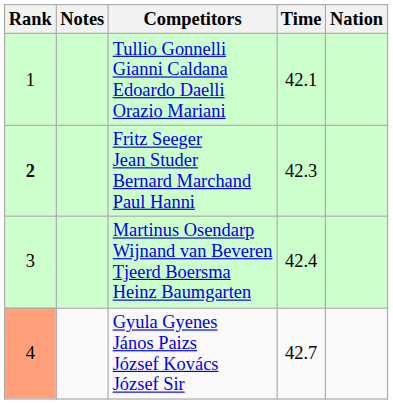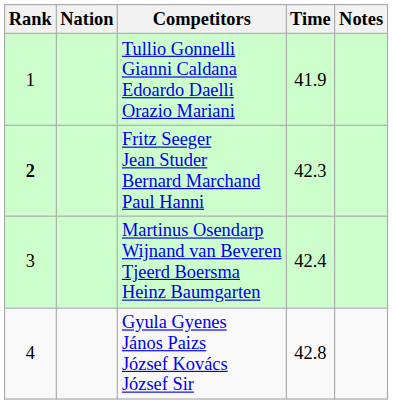columns swapped: (356, 19) <-> (82, 19)
(301, 79) 42.1 -> (310, 79) 41.9
(30, 353) lightsalmon background -> (30, 353) no background
(301, 353) 42.7 -> (310, 353) 42.8
